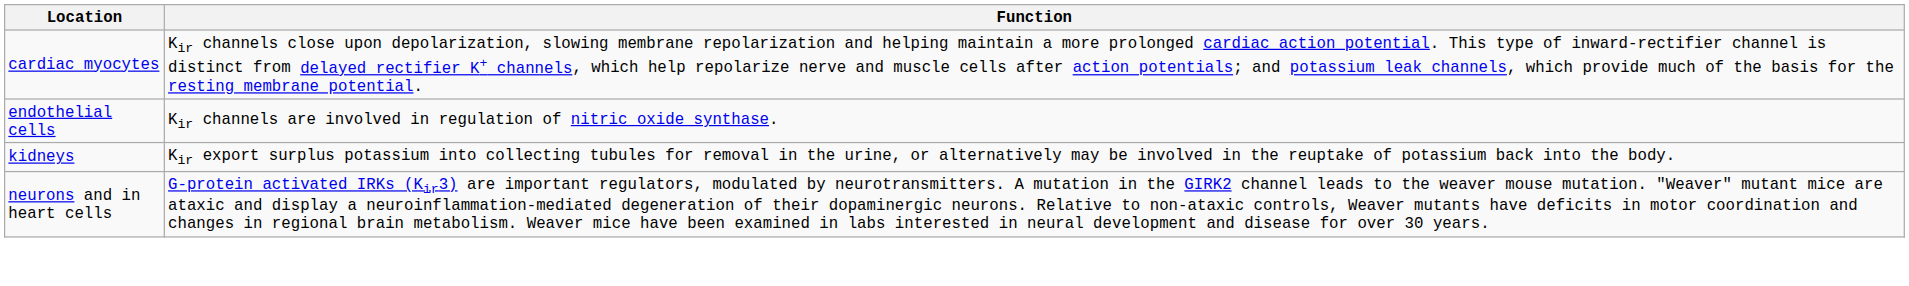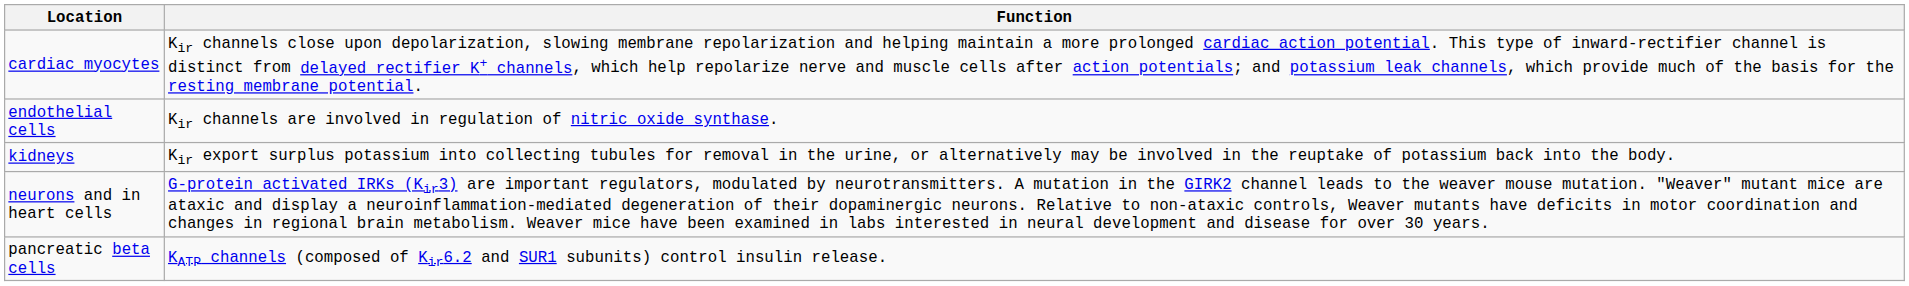+ row: (79, 259)
